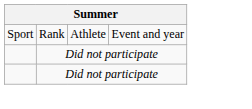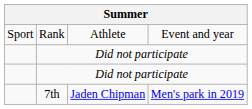+ row: (52, 94)
